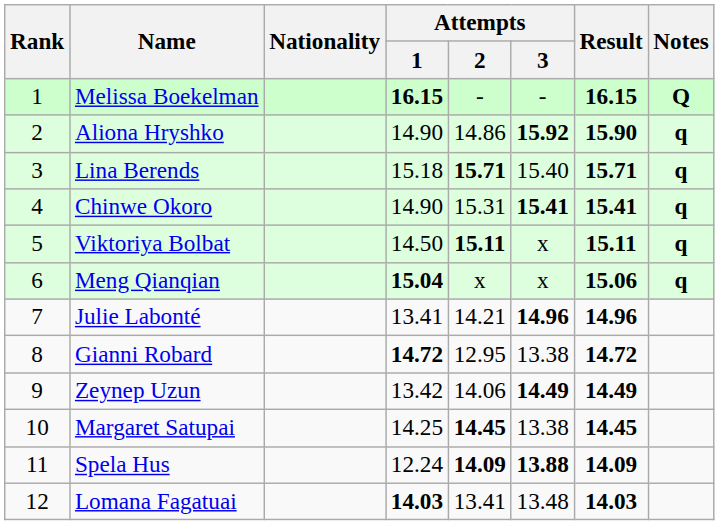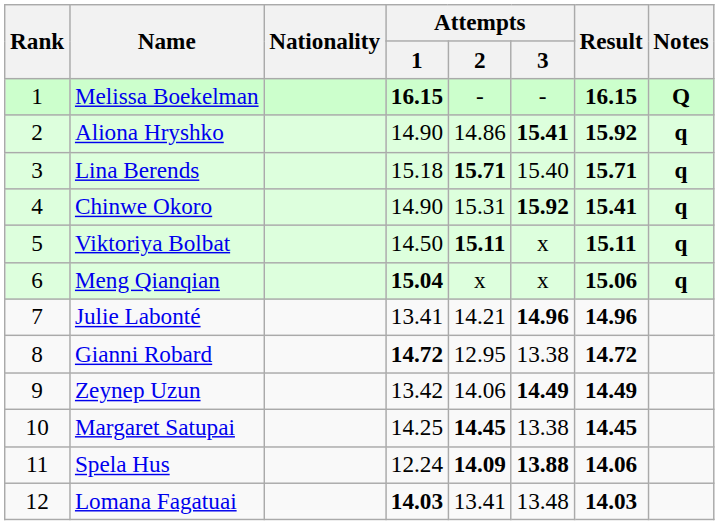(543, 133) 15.92 -> (543, 133) 15.41
(611, 133) 15.90 -> (611, 133) 15.92
(543, 206) 15.41 -> (543, 206) 15.92
(611, 464) 14.09 -> (611, 464) 14.06
